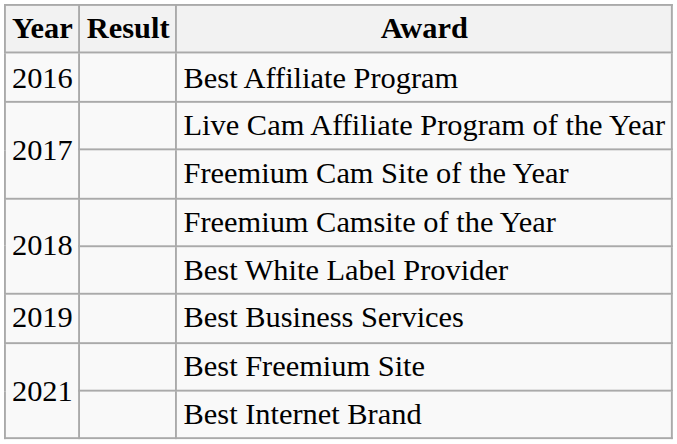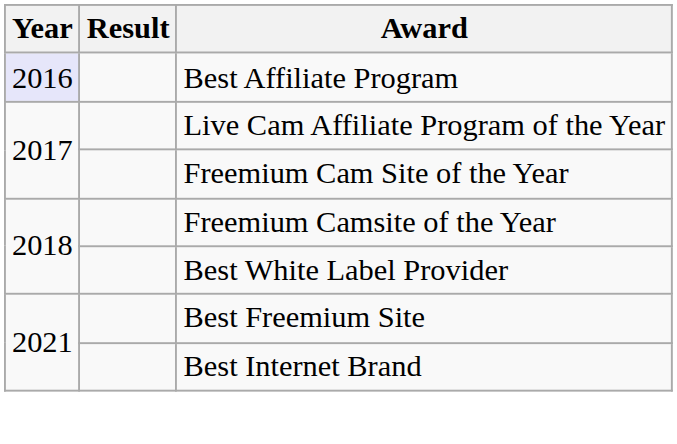(42, 76) no background -> (42, 76) lavender background
- row: (324, 317)
